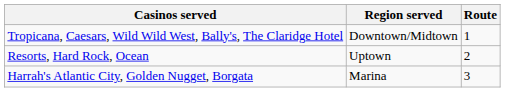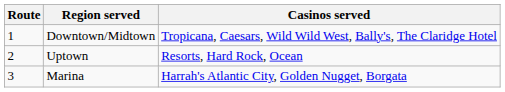columns swapped: (480, 14) <-> (175, 14)
